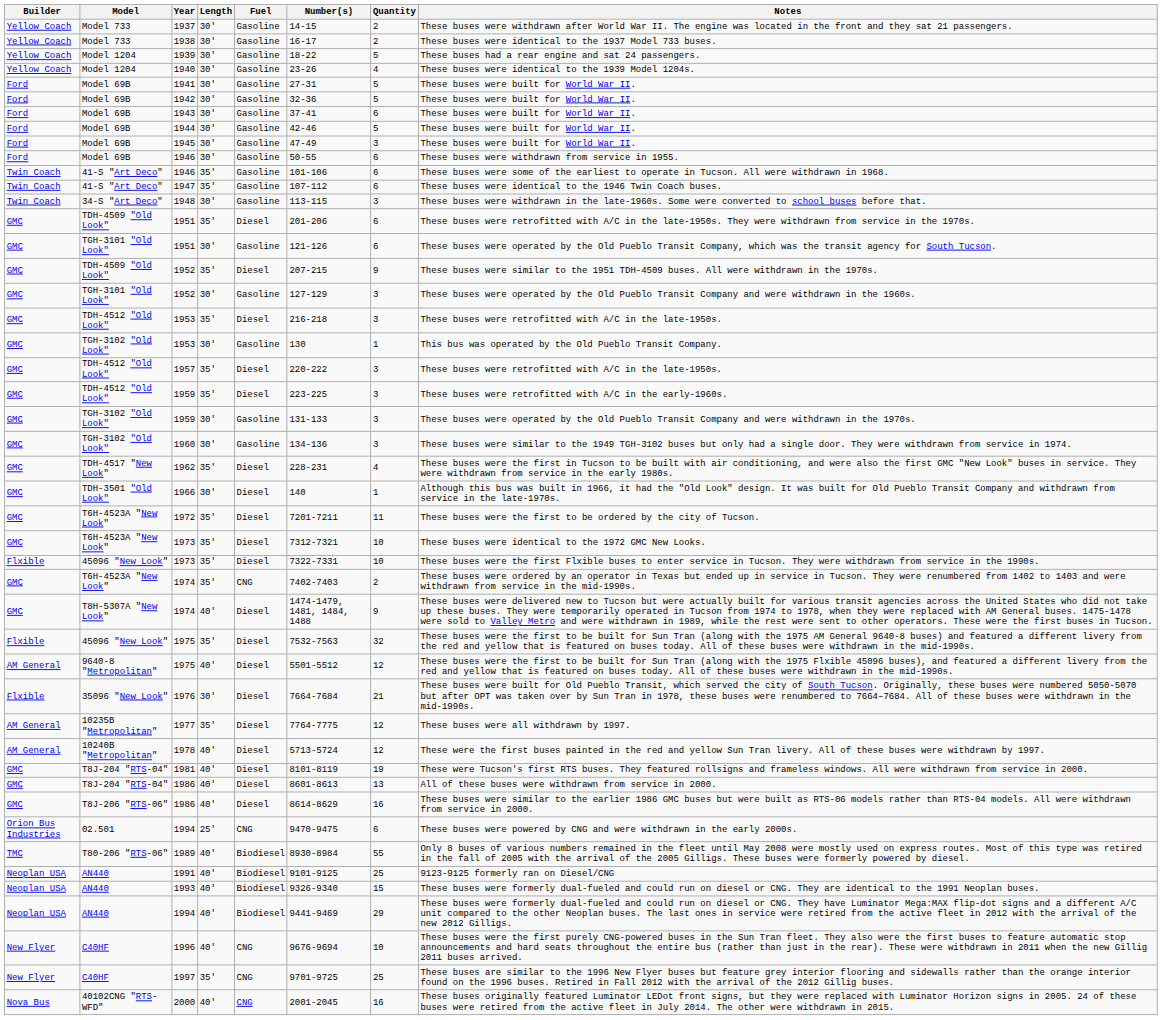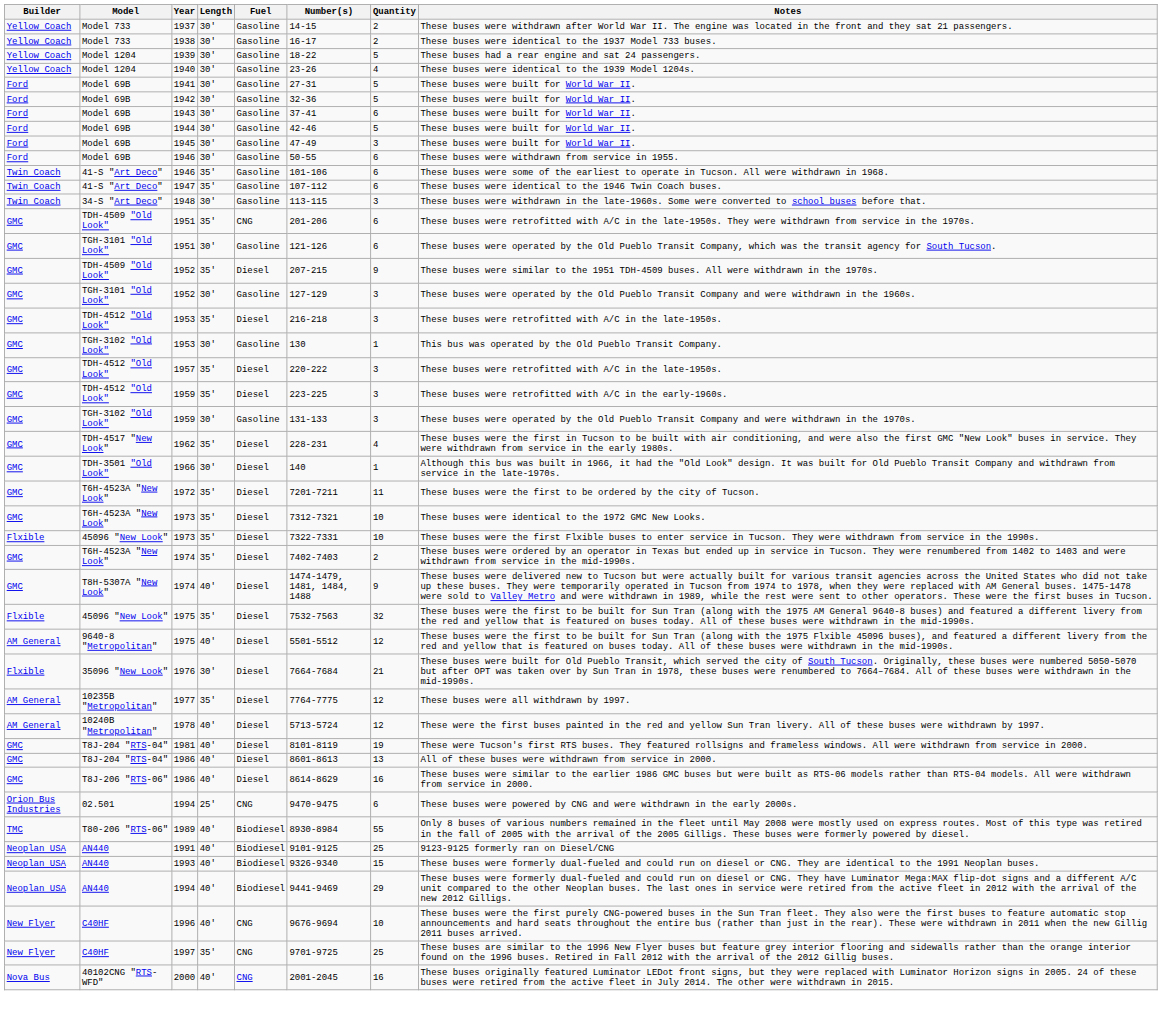(253, 221) Diesel -> (245, 221) CNG
- row: (117, 444)
(245, 582) CNG -> (253, 557) Diesel
